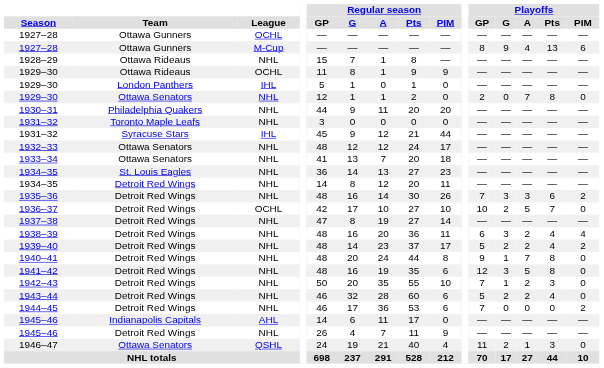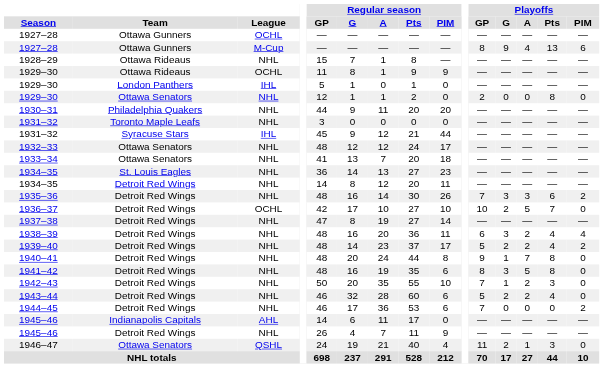(527, 97) 7 -> (527, 97) 0
(482, 270) 12 -> (482, 270) 8
